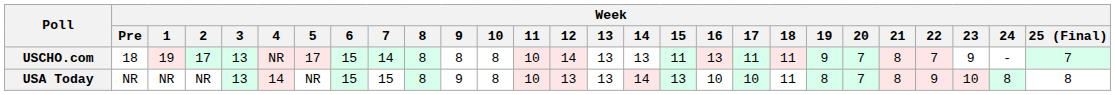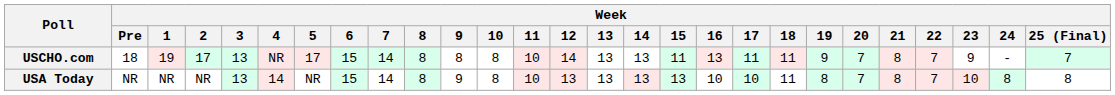(386, 79) 15 -> (386, 79) 14
(642, 79) 14 -> (642, 79) 13
(934, 79) 9 -> (934, 79) 7
